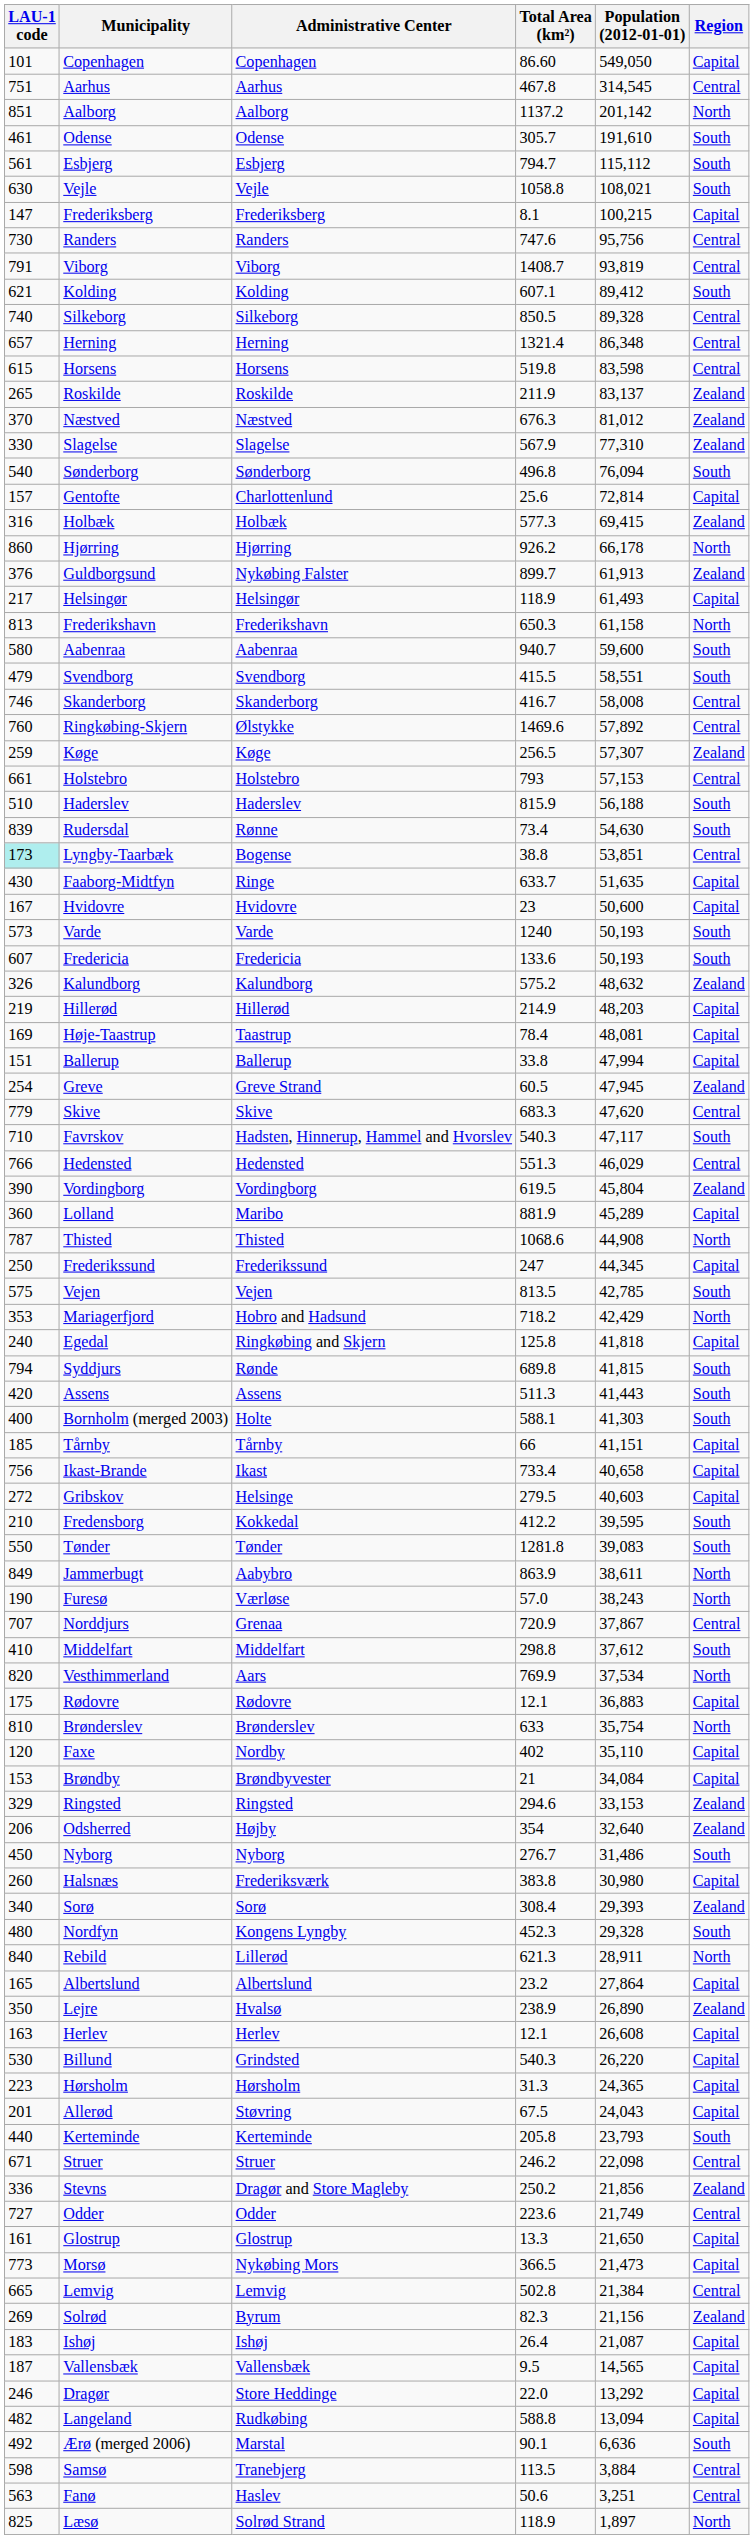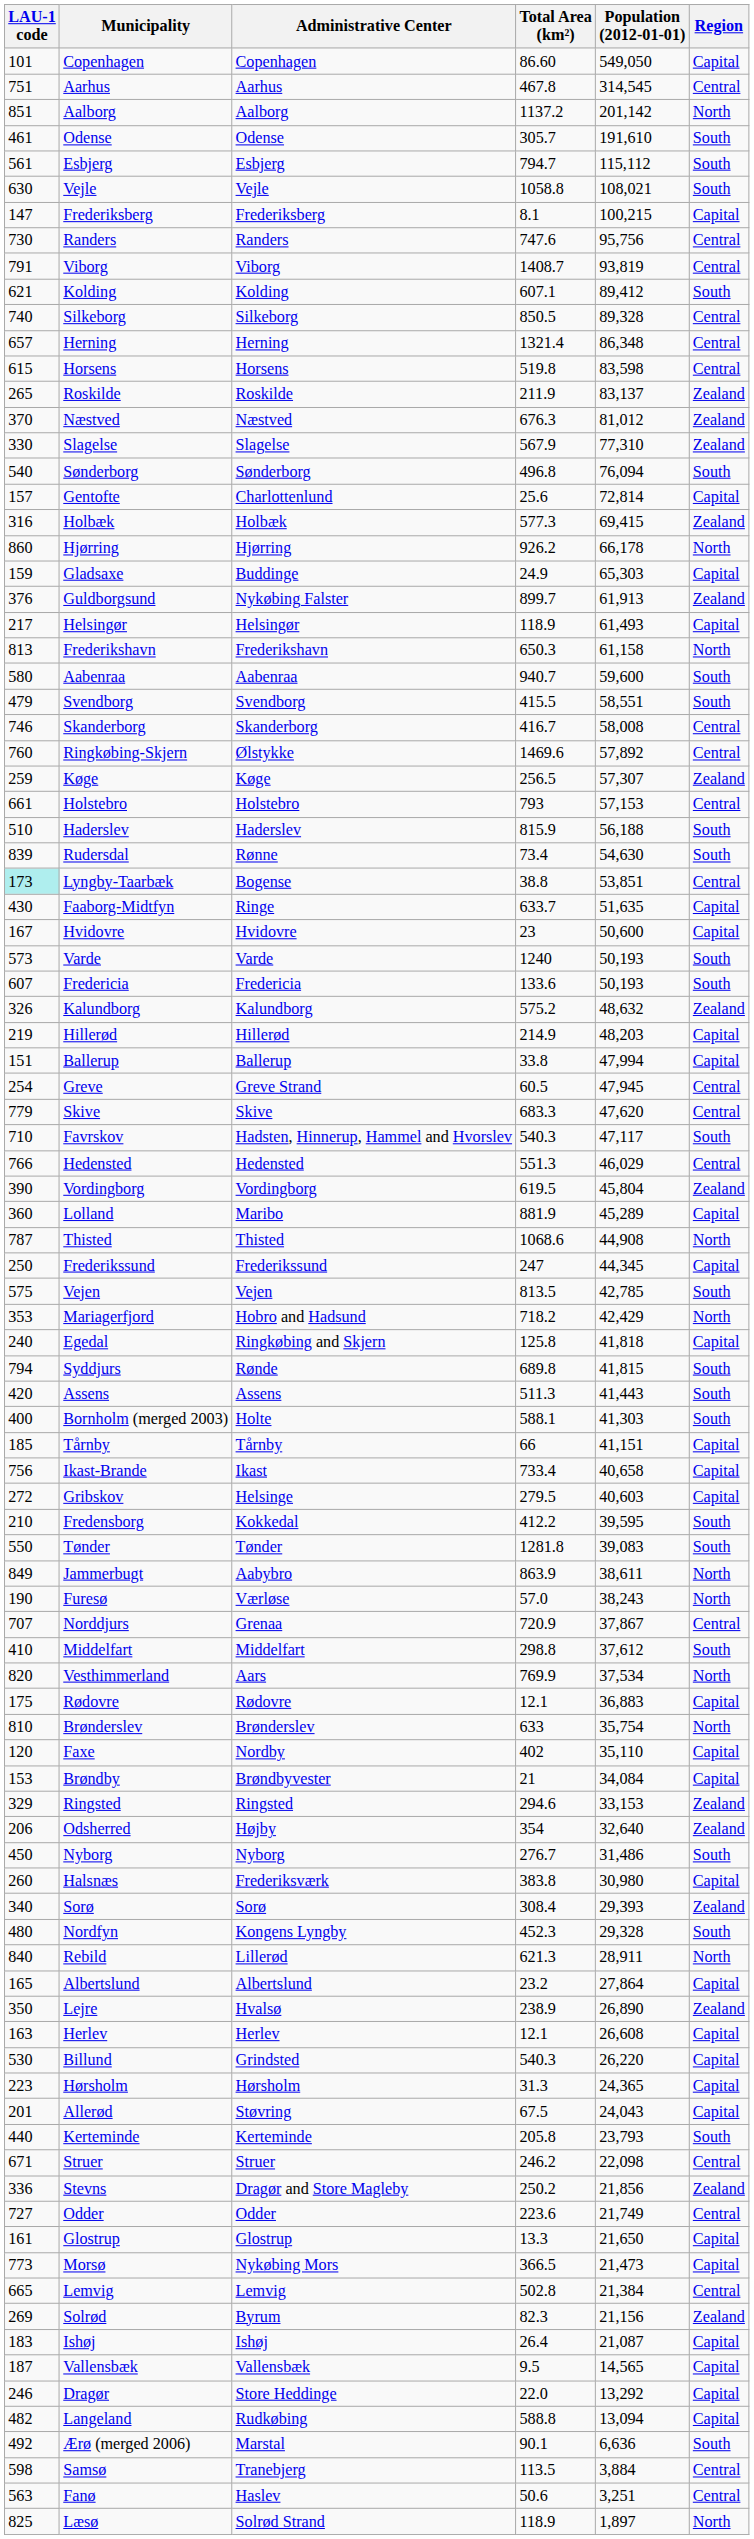+ row: (93, 573)
- row: (109, 1035)
(719, 1086) Zealand -> (717, 1086) Central
